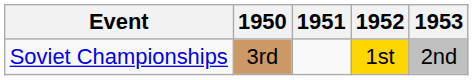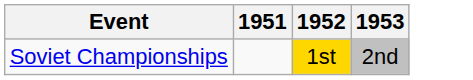- column: (262, 21)
